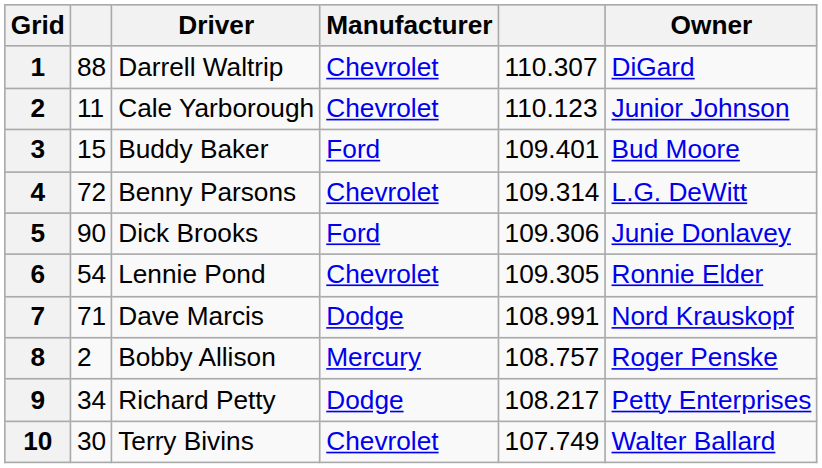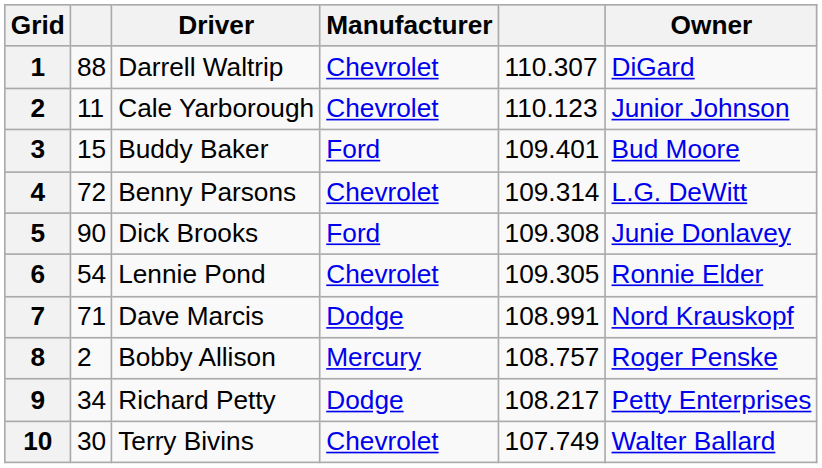(552, 233) 109.306 -> (552, 233) 109.308
